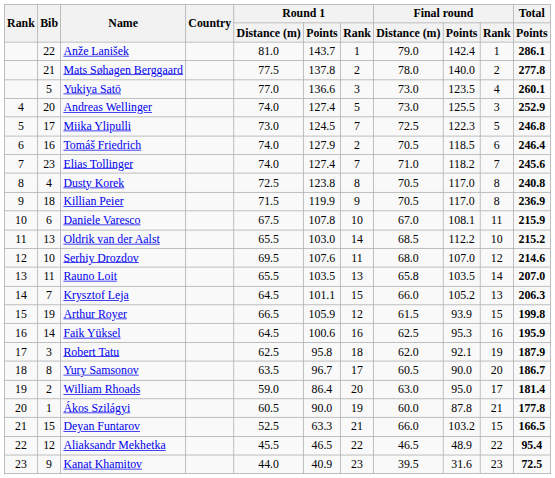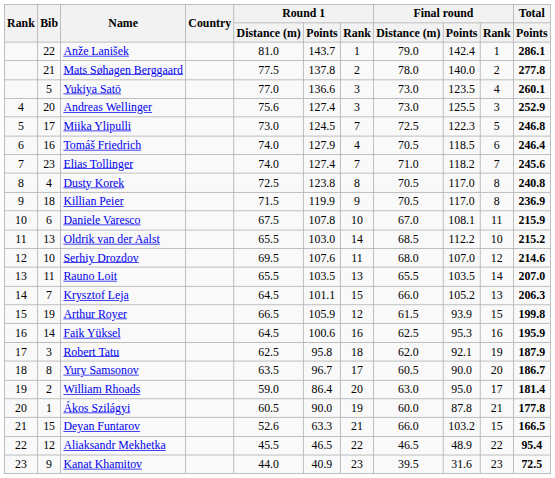(269, 107) 74.0 -> (269, 107) 75.6
(357, 107) 5 -> (357, 107) 3
(357, 145) 2 -> (357, 145) 4
(408, 276) 65.8 -> (408, 276) 65.5
(269, 426) 52.5 -> (269, 426) 52.6
